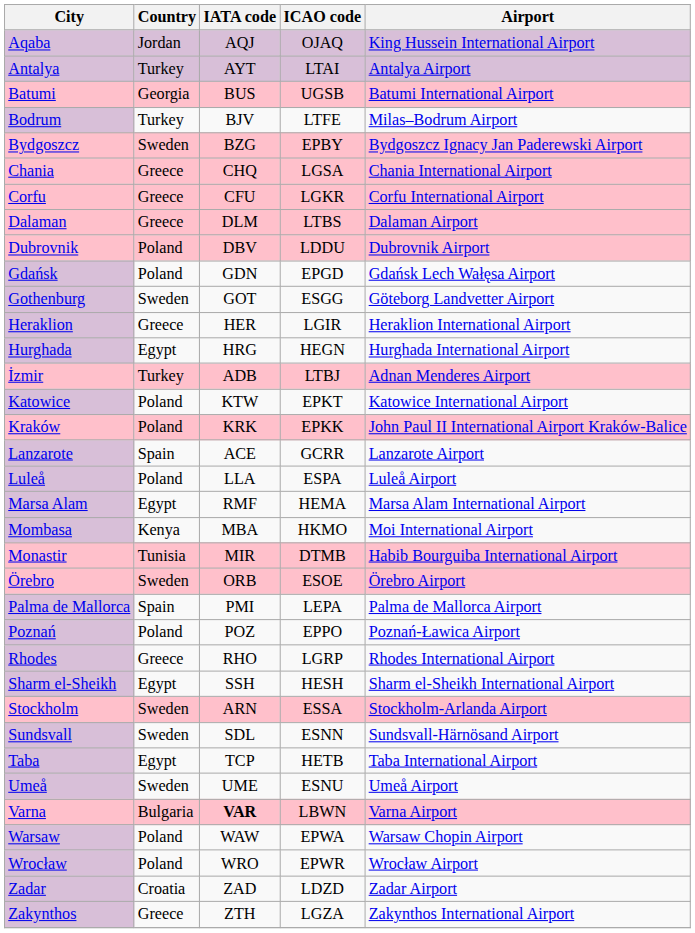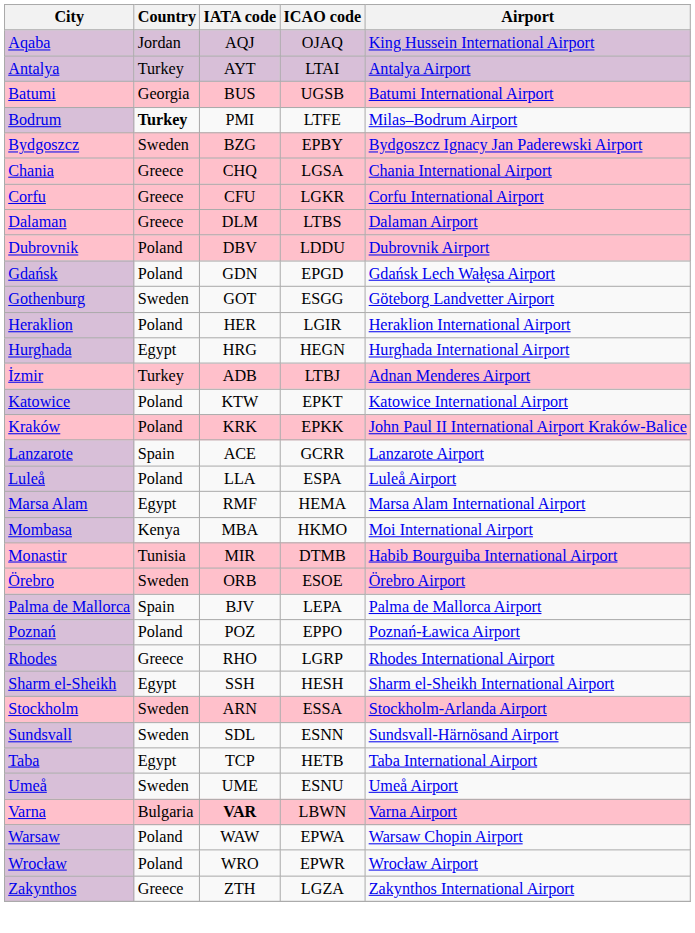(161, 119) normal -> (163, 119) bold
(240, 119) BJV -> (240, 119) PMI
(161, 324) Greece -> (160, 324) Poland
(240, 606) PMI -> (240, 606) BJV
- row: (27, 888)
